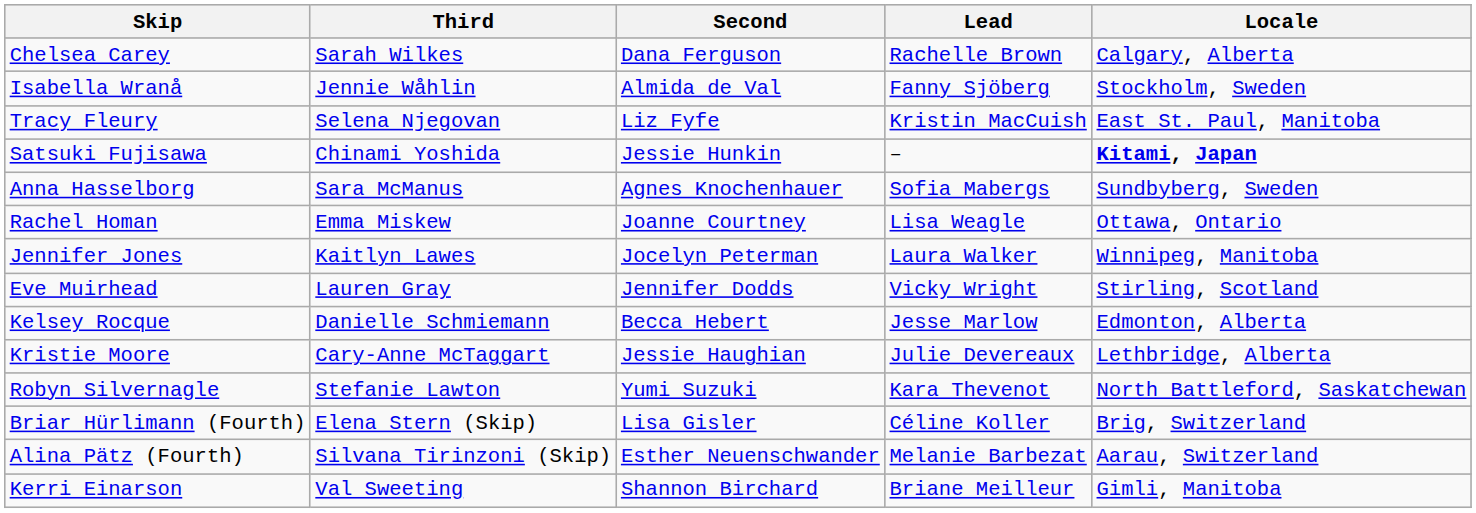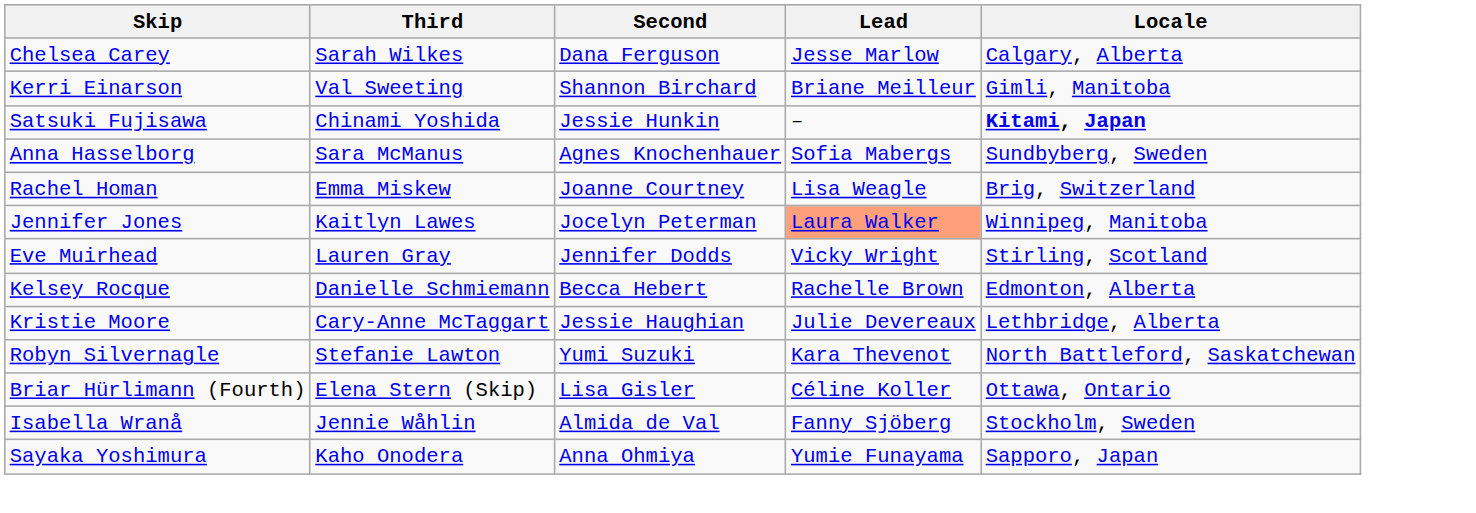(976, 55) Rachelle Brown -> (865, 55) Jesse Marlow
rows swapped: (96, 490) <-> (96, 88)
- row: (84, 122)
(1189, 222) Ottawa, Ontario -> (1090, 189) Brig, Switzerland
(964, 256) no background -> (865, 222) lightsalmon background
(964, 323) Jesse Marlow -> (877, 289) Rachelle Brown
(1201, 423) Brig, Switzerland -> (1078, 390) Ottawa, Ontario
- row: (127, 457)
+ row: (108, 457)
